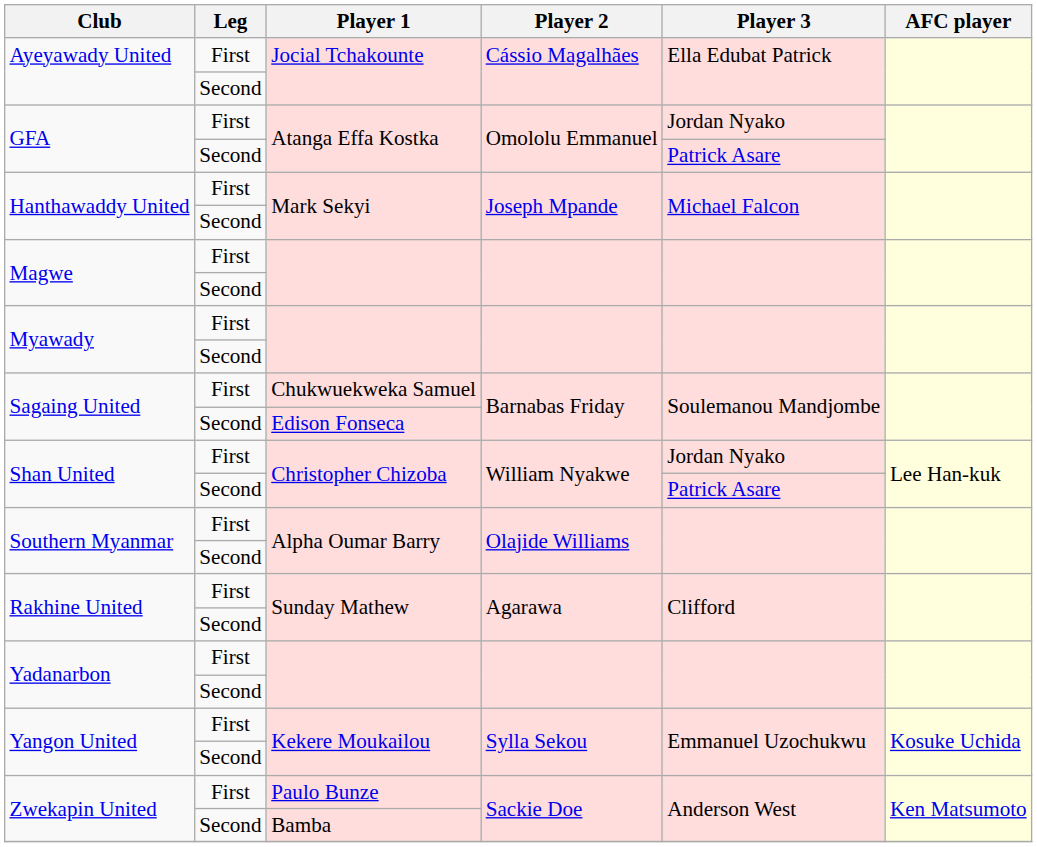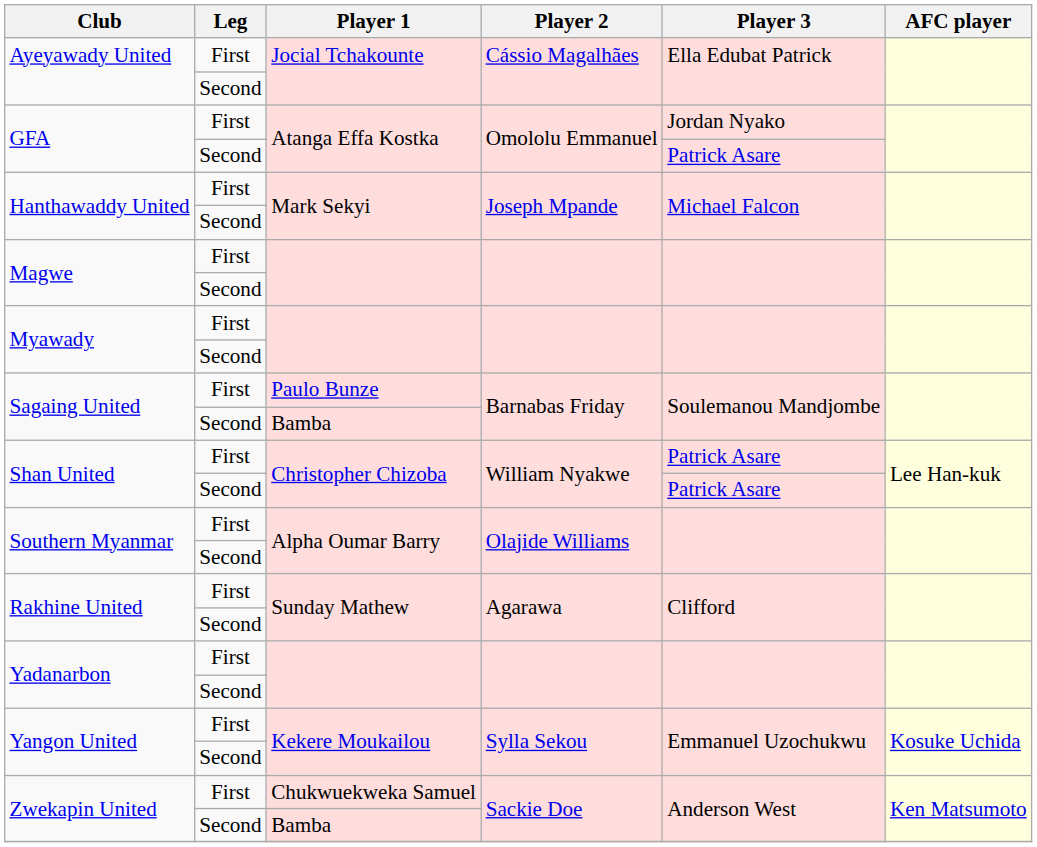(374, 389) Chukwuekweka Samuel -> (325, 389) Paulo Bunze
(338, 423) Edison Fonseca -> (301, 423) Bamba
(726, 456) Jordan Nyako -> (724, 456) Patrick Asare
(325, 791) Paulo Bunze -> (374, 791) Chukwuekweka Samuel
